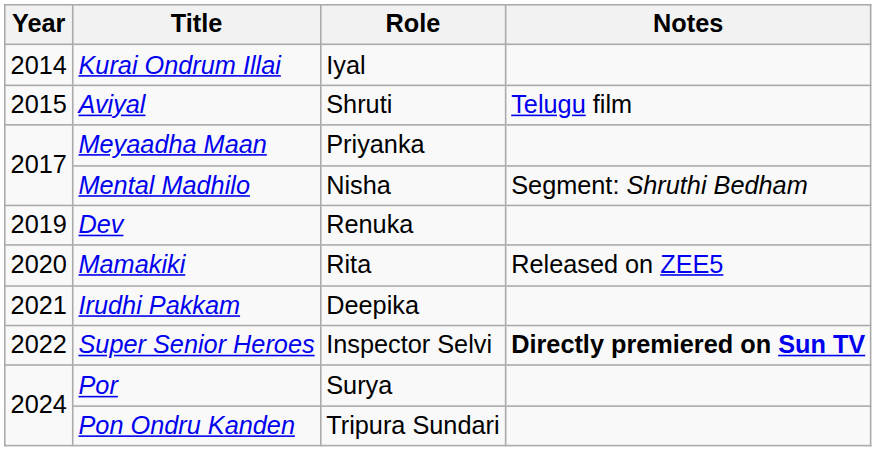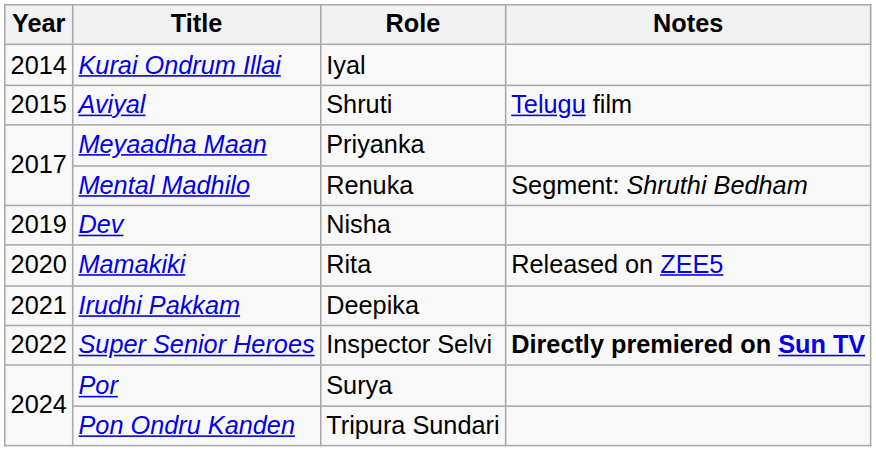(359, 184) Nisha -> (370, 184) Renuka
(370, 225) Renuka -> (359, 225) Nisha
